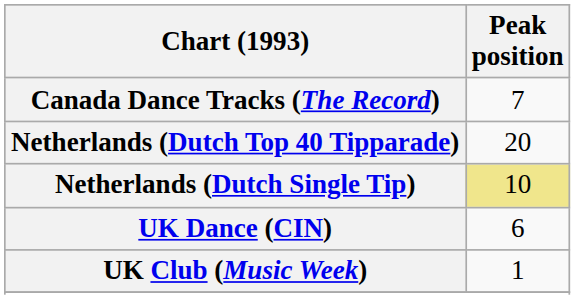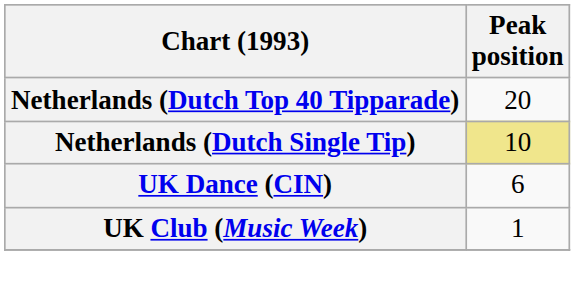- row: (235, 99)
